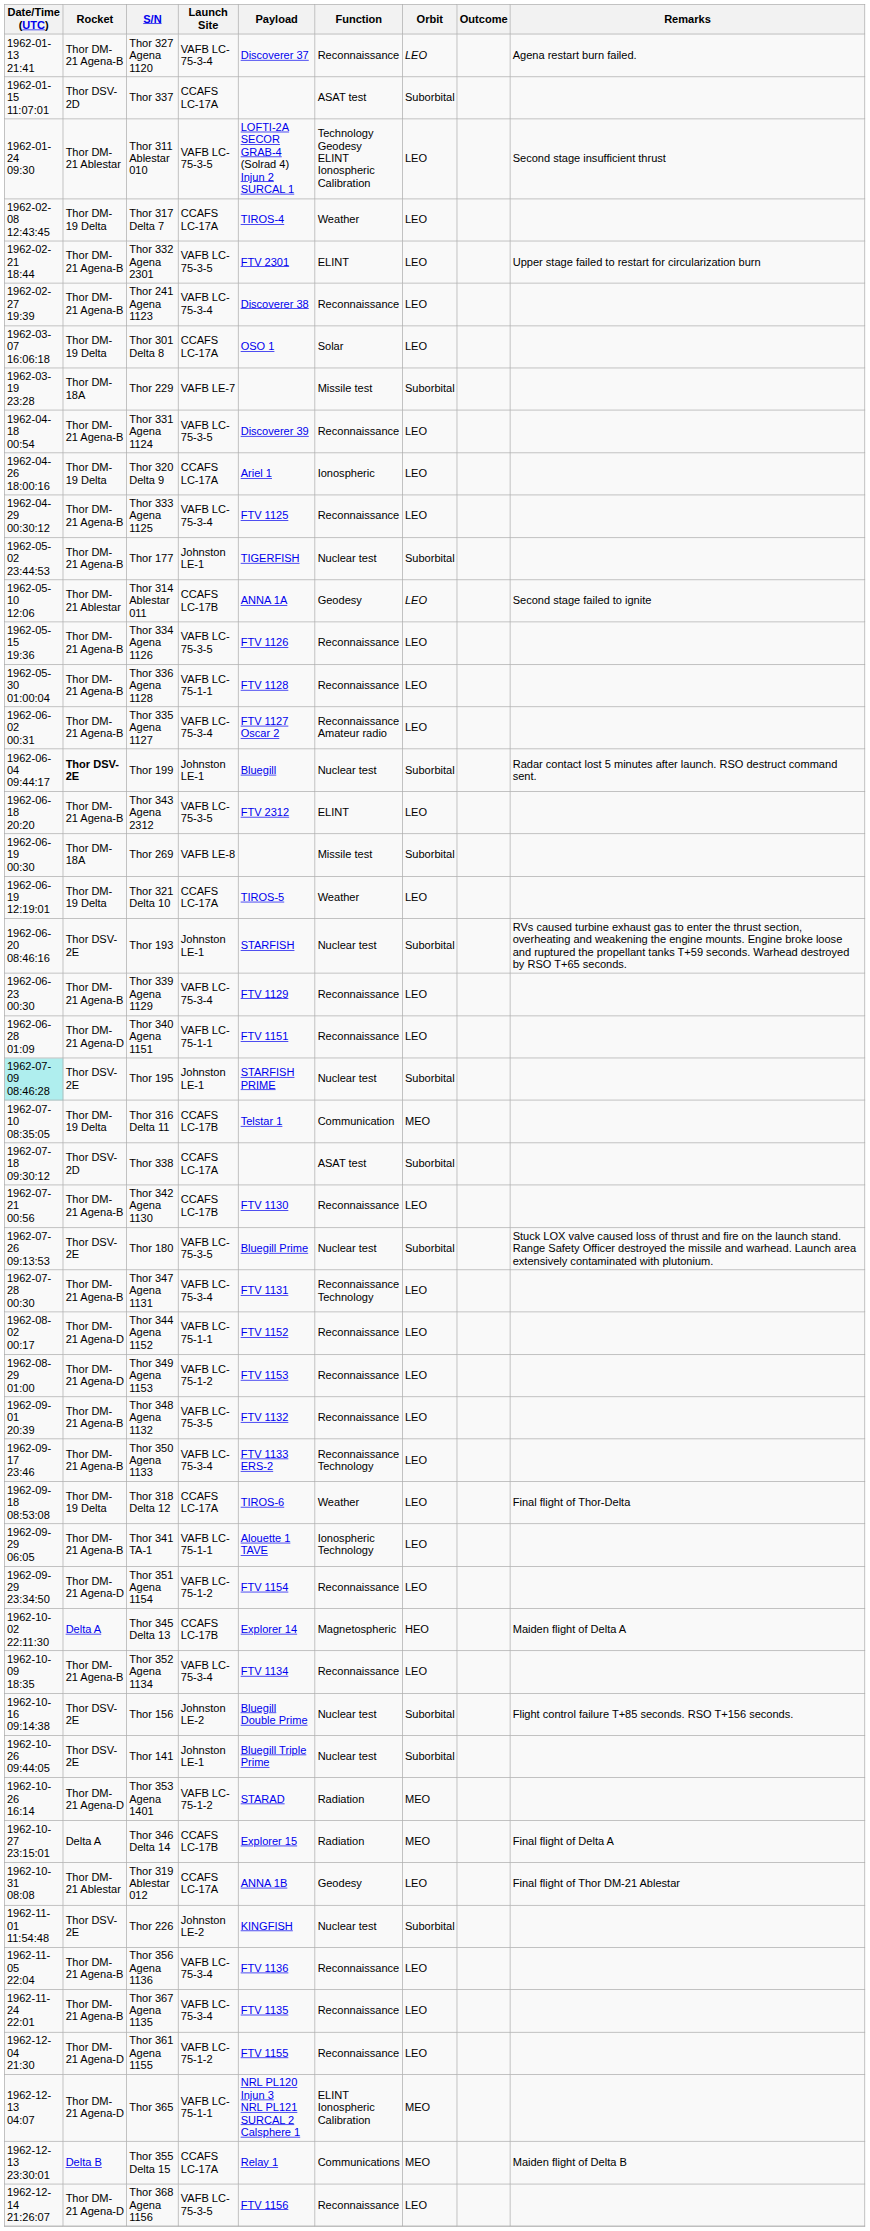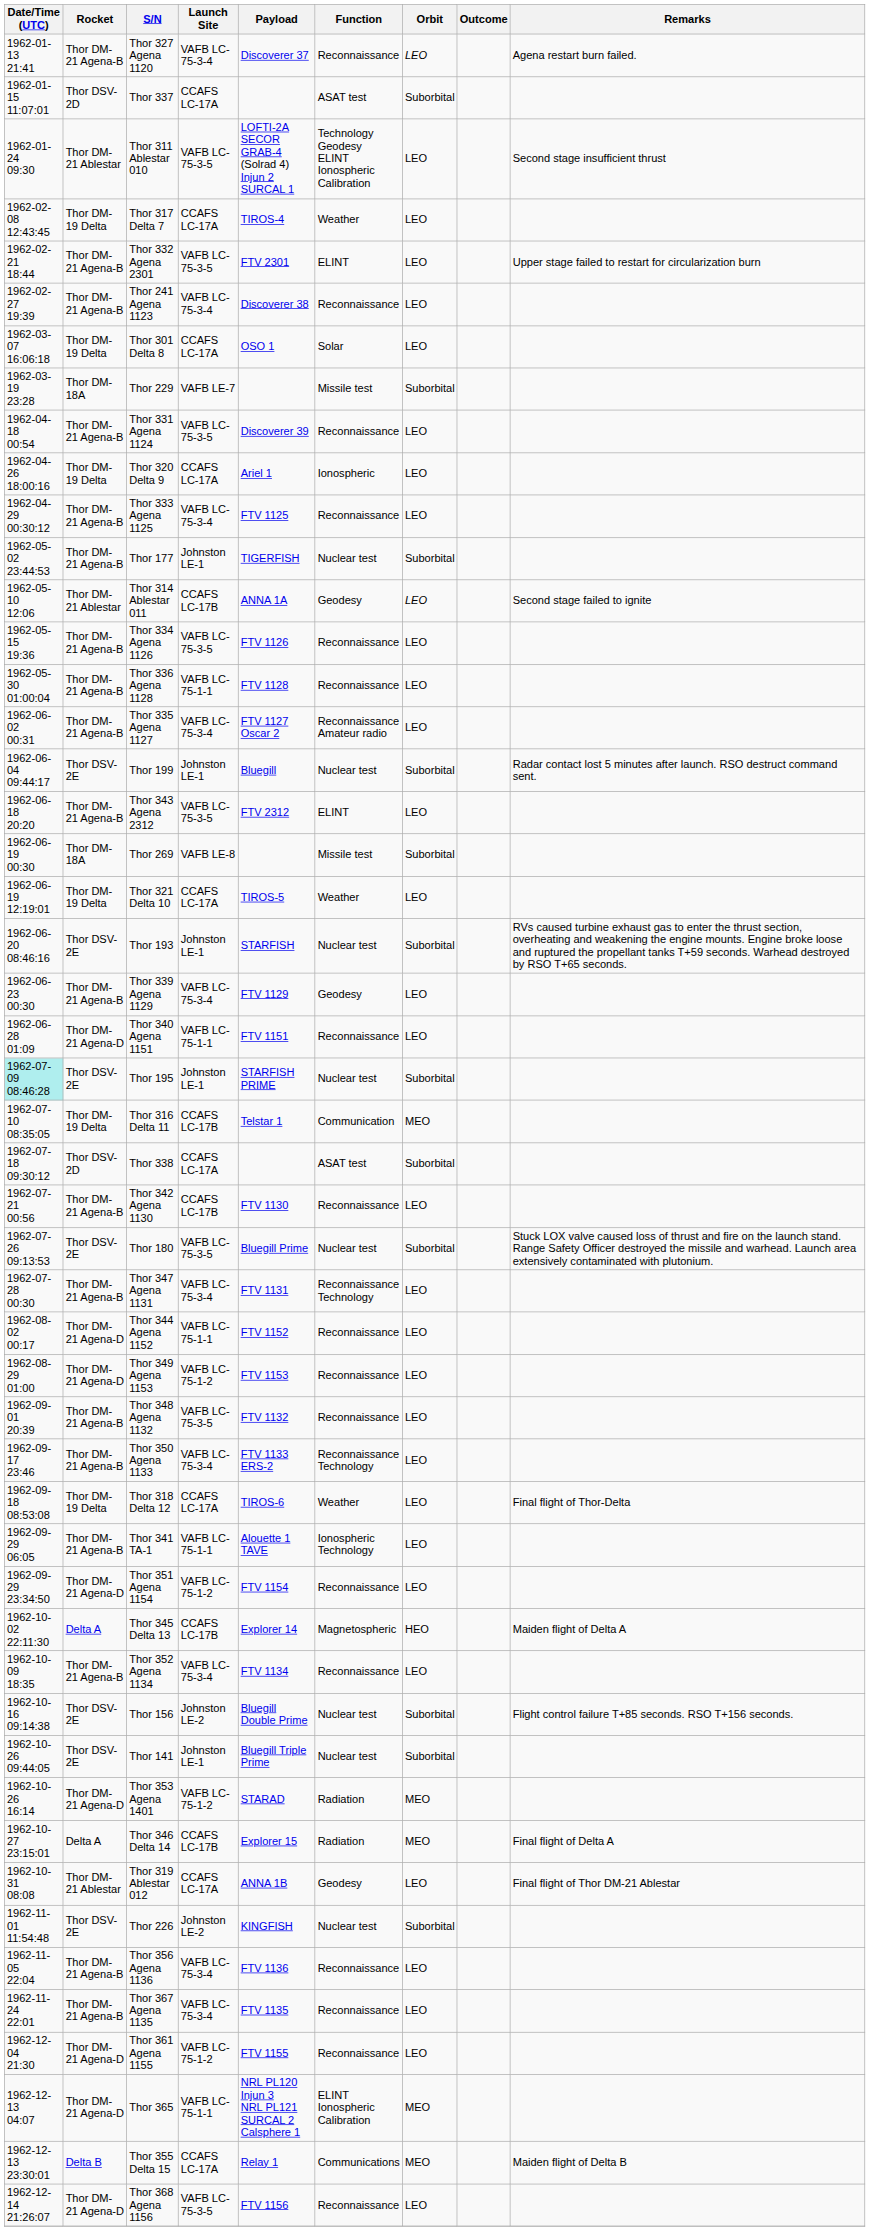(92, 770) bold -> (91, 770) normal
(358, 994) Reconnaissance -> (340, 994) Geodesy
